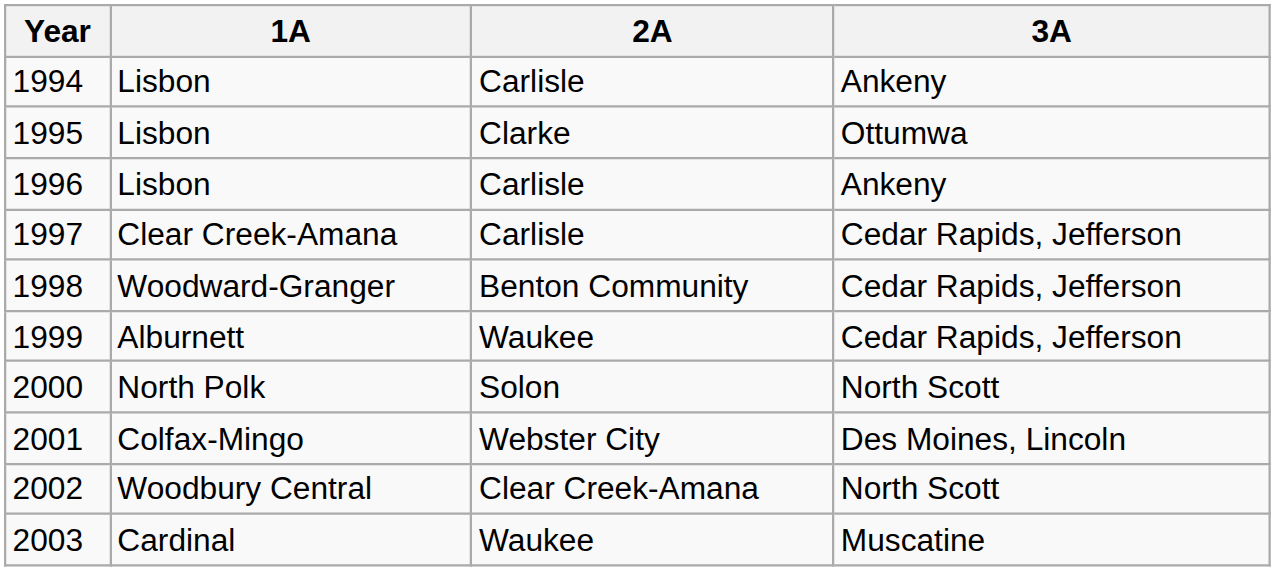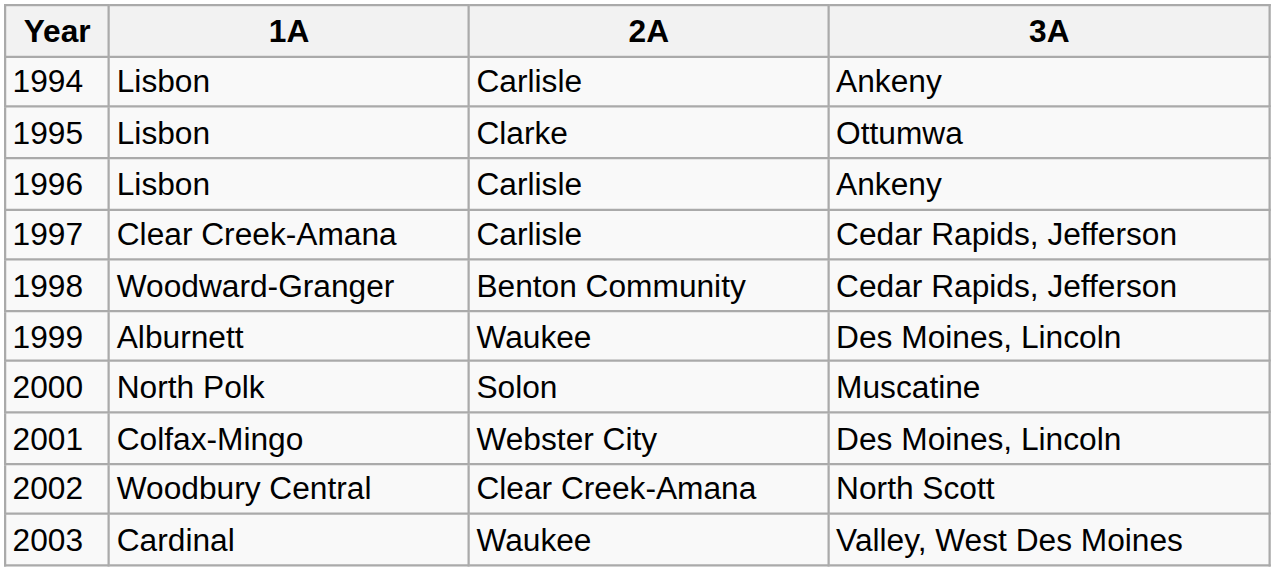(1011, 336) Cedar Rapids, Jefferson -> (979, 336) Des Moines, Lincoln
(920, 387) North Scott -> (908, 387) Muscatine
(913, 540) Muscatine -> (1010, 540) Valley, West Des Moines
